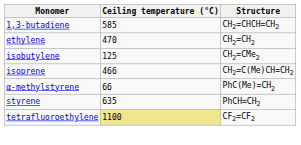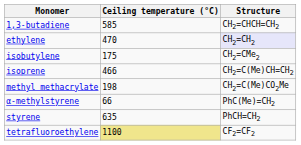(239, 40) no background -> (239, 40) lavender background
(110, 56) 125 -> (110, 56) 175
+ row: (52, 87)
